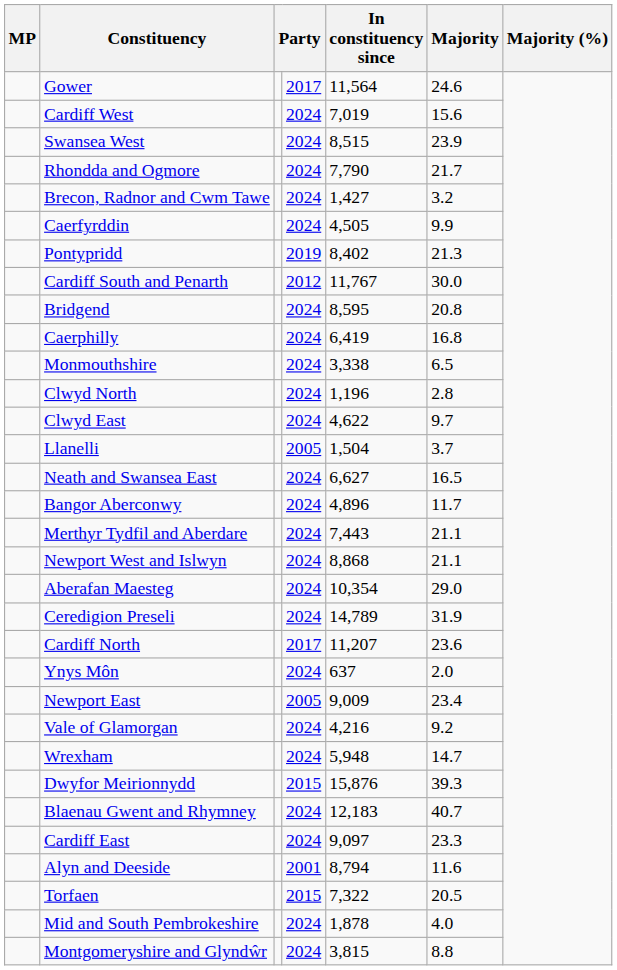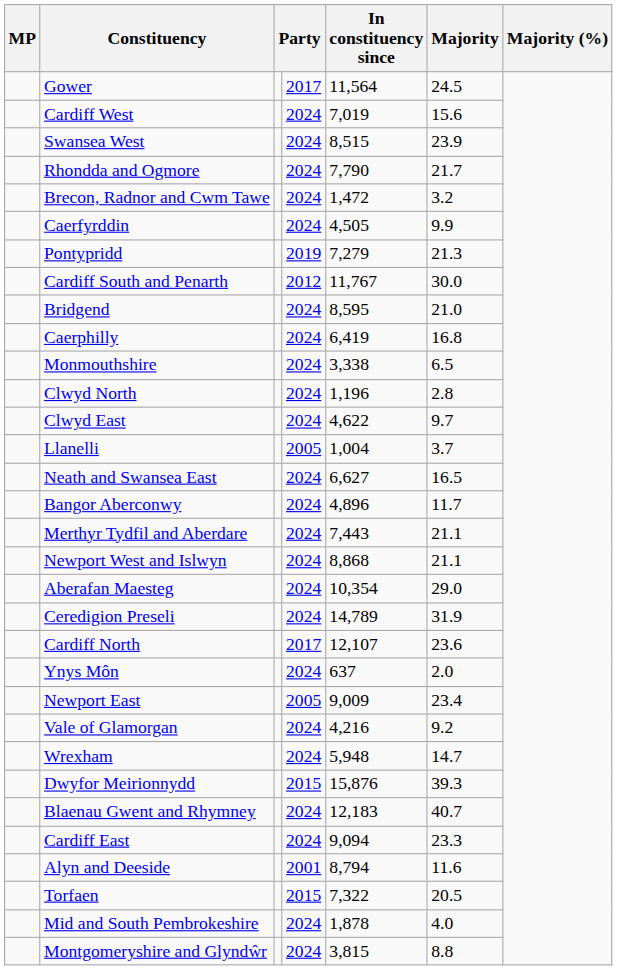(447, 85) 24.6 -> (447, 85) 24.5
(349, 197) 1,427 -> (349, 197) 1,472
(349, 253) 8,402 -> (349, 253) 7,279
(447, 309) 20.8 -> (447, 309) 21.0
(349, 448) 1,504 -> (349, 448) 1,004
(353, 644) 11,207 -> (354, 644) 12,107
(349, 839) 9,097 -> (349, 839) 9,094
